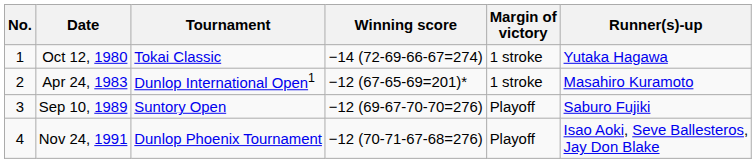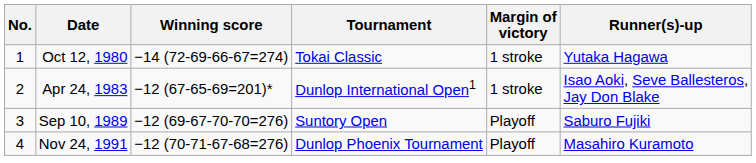columns swapped: (228, 25) <-> (406, 25)
(629, 82) Masahiro Kuramoto -> (656, 89) Isao Aoki, Seve Ballesteros, Jay Don Blake
(656, 139) Isao Aoki, Seve Ballesteros, Jay Don Blake -> (629, 144) Masahiro Kuramoto
